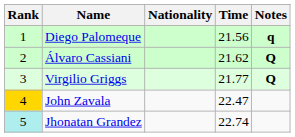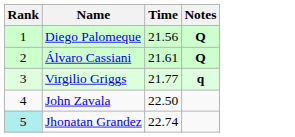- column: (180, 15)
(271, 36) q -> (200, 36) Q
(233, 57) 21.62 -> (163, 57) 21.61
(271, 79) Q -> (200, 79) q
(23, 100) gold background -> (23, 100) no background
(233, 100) 22.47 -> (163, 100) 22.50
